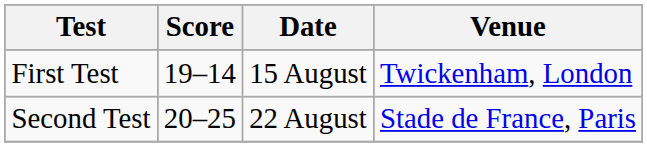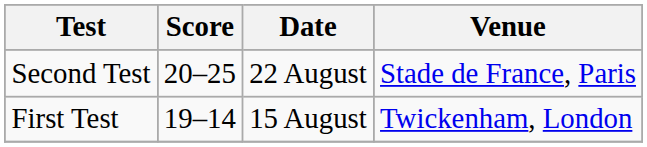rows swapped: (65, 73) <-> (81, 118)
